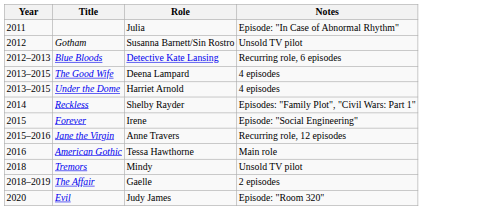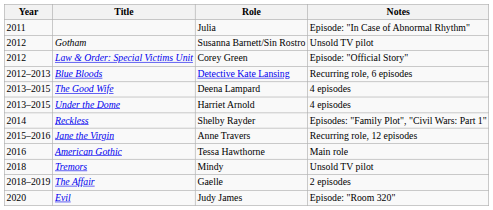+ row: (124, 58)
- row: (71, 120)
